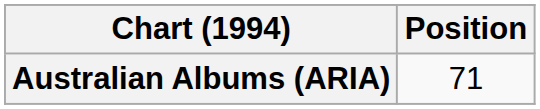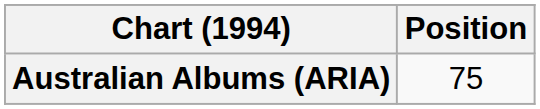(466, 78) 71 -> (466, 78) 75
